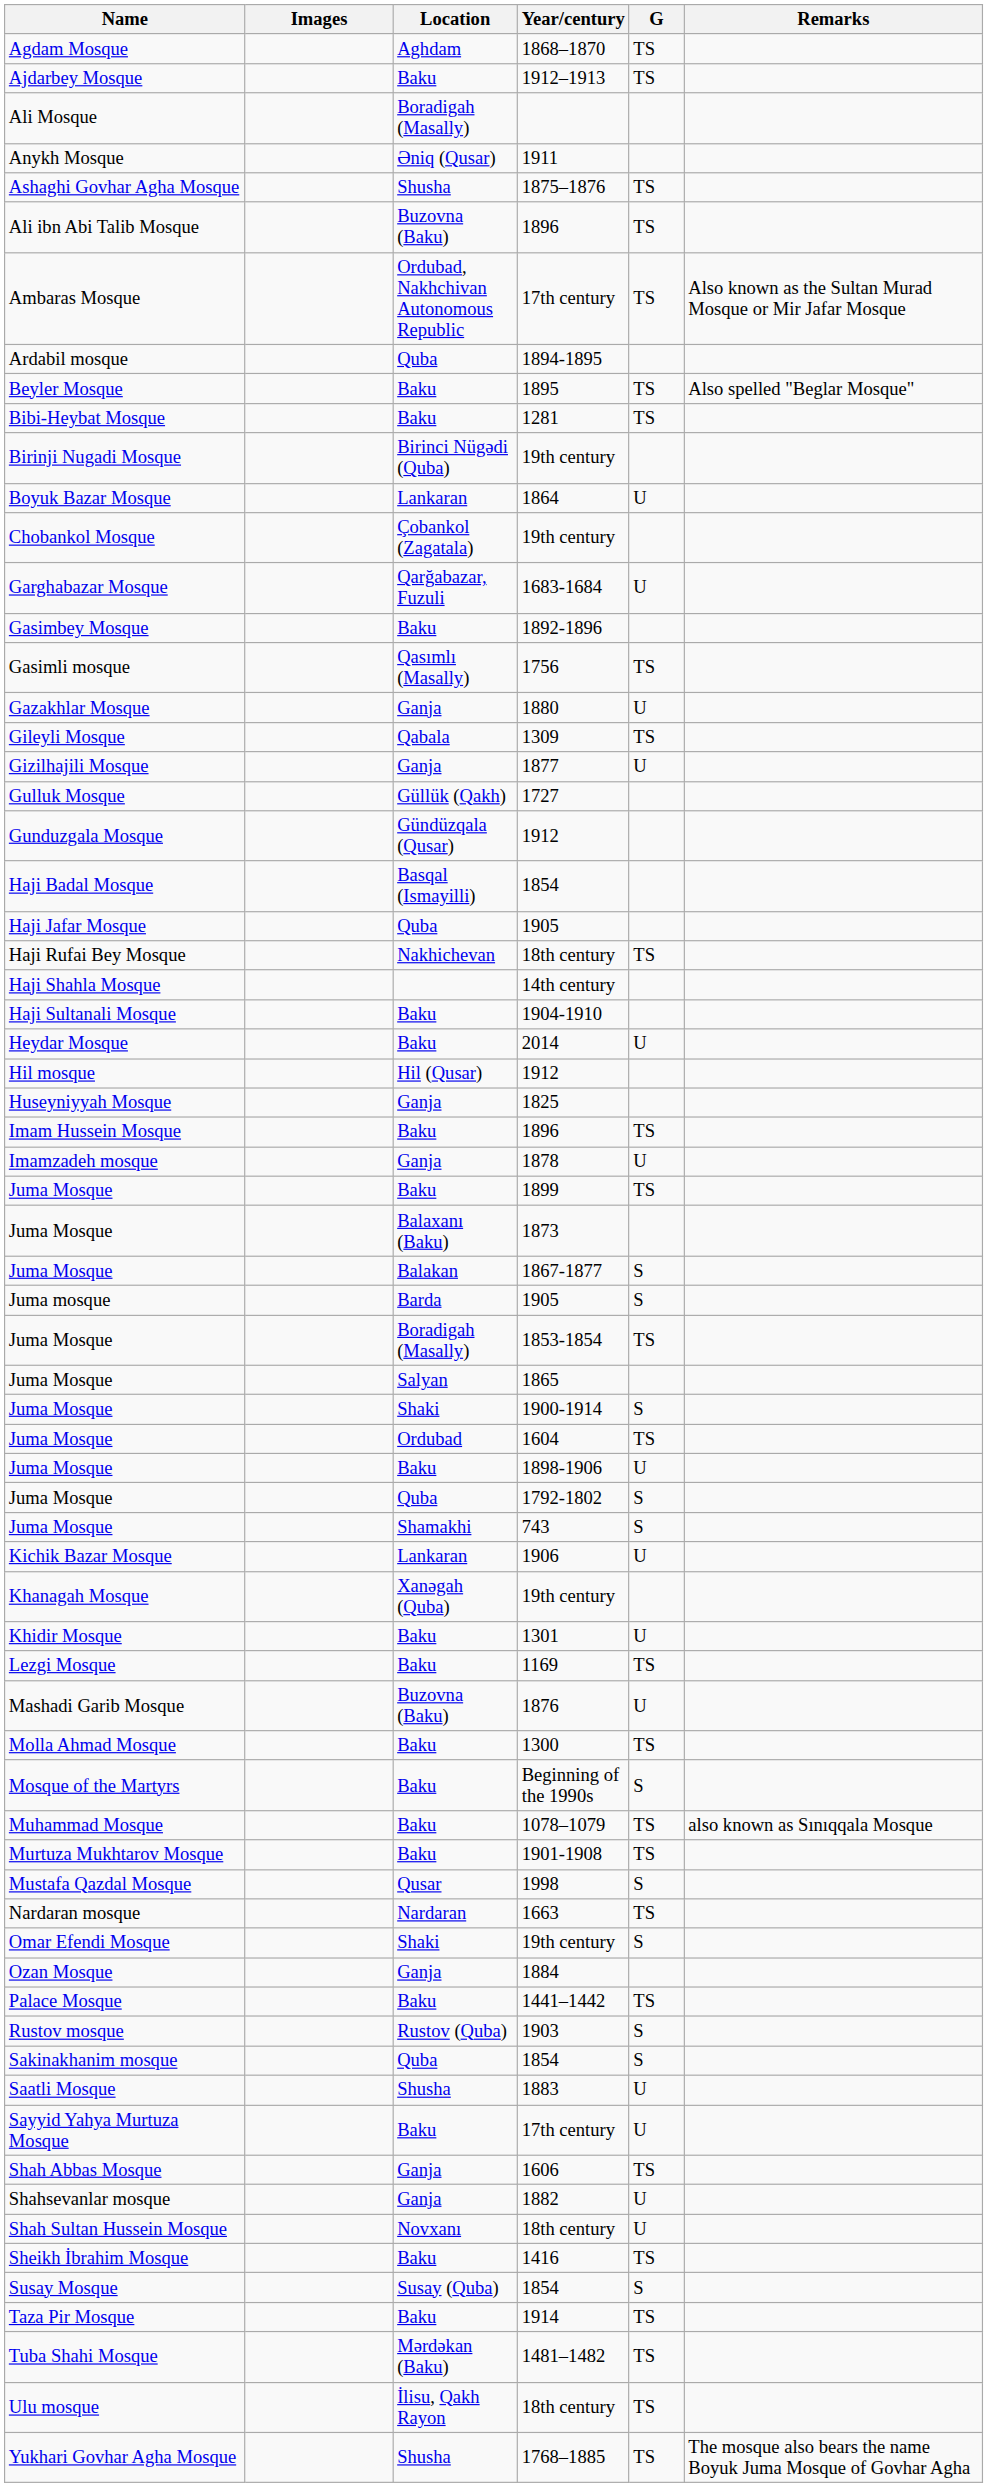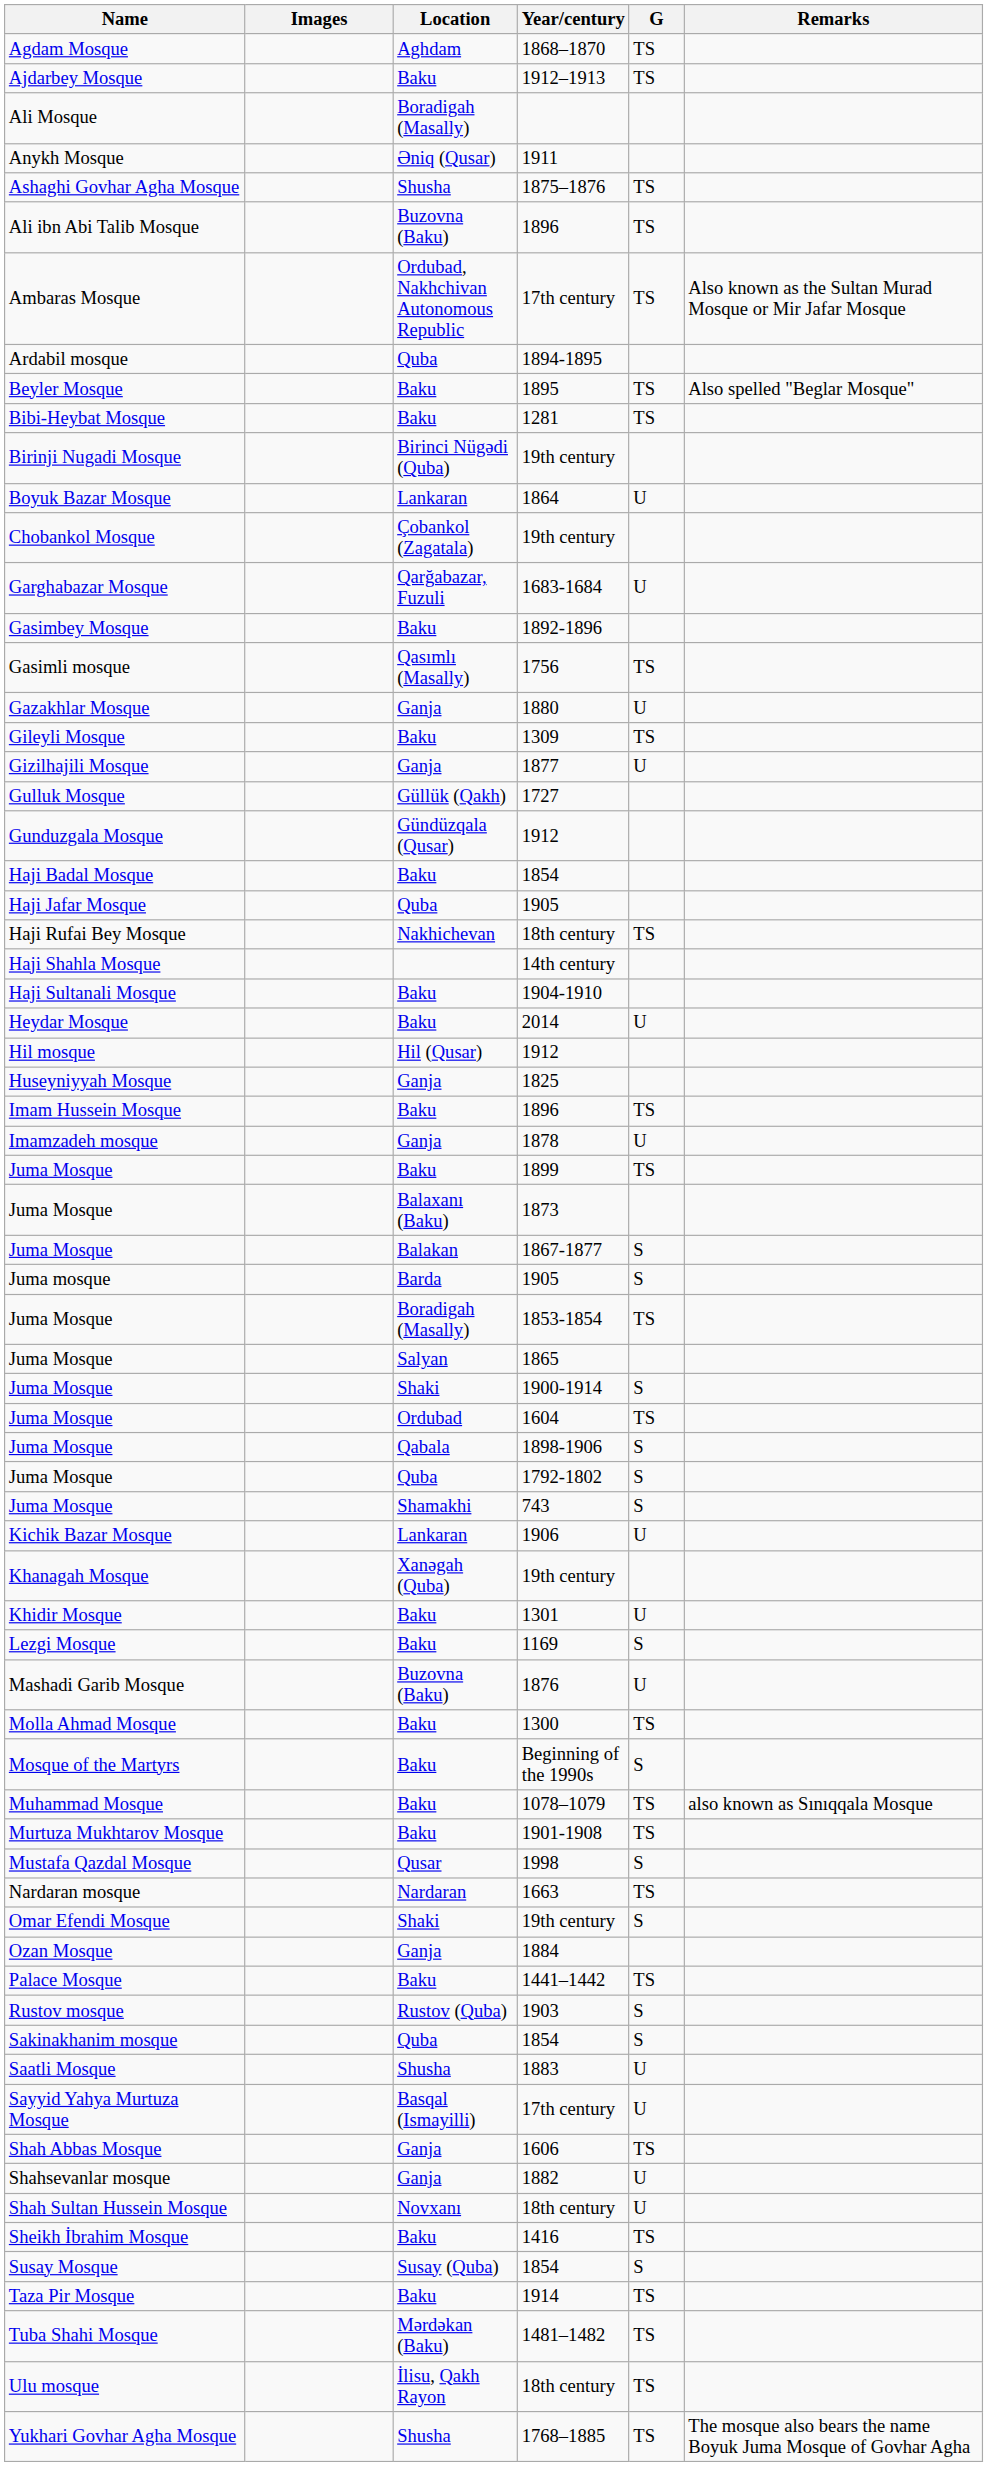(423, 736) Qabala -> (417, 736) Baku
(436, 886) Basqal (Ismayilli) -> (417, 875) Baku
(417, 1468) Baku -> (423, 1447) Qabala
(640, 1468) U -> (639, 1447) S
(644, 1665) TS -> (639, 1644) S
(417, 2129) Baku -> (436, 2108) Basqal (Ismayilli)
